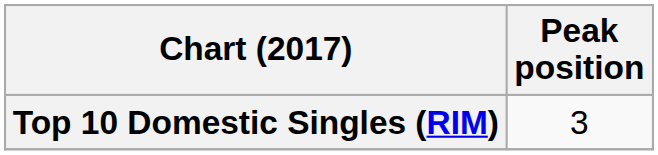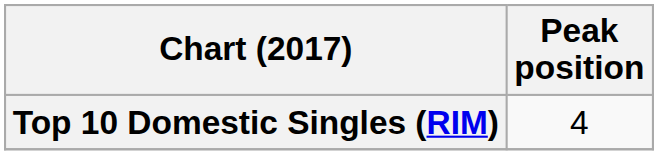(579, 121) 3 -> (579, 121) 4
